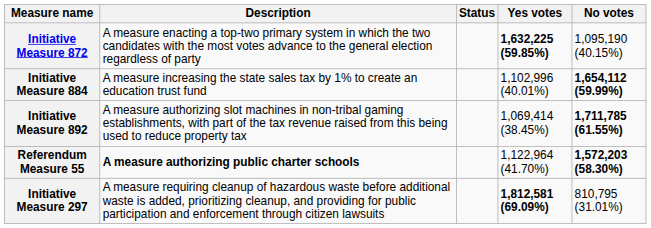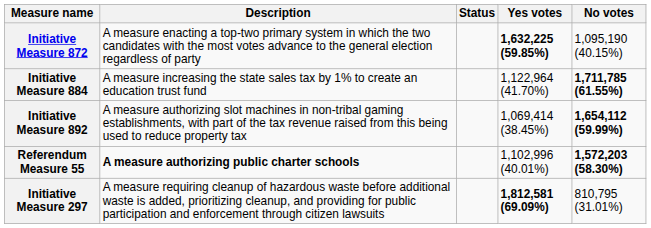(527, 84) 1,102,996 (40.01%) -> (527, 84) 1,122,964 (41.70%)
(601, 84) 1,654,112 (59.99%) -> (601, 84) 1,711,785 (61.55%)
(601, 123) 1,711,785 (61.55%) -> (601, 123) 1,654,112 (59.99%)
(527, 162) 1,122,964 (41.70%) -> (527, 162) 1,102,996 (40.01%)
